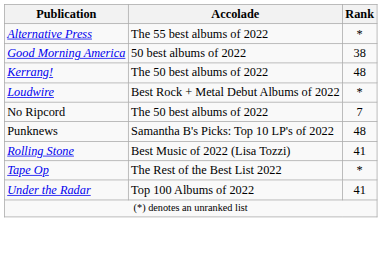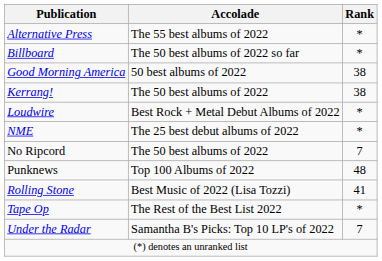+ row: (31, 53)
(360, 72) 48 -> (360, 92) 38
+ row: (20, 131)
(233, 131) Samantha B's Picks: Top 10 LP's of 2022 -> (193, 170) Top 100 Albums of 2022
(193, 190) Top 100 Albums of 2022 -> (233, 229) Samantha B's Picks: Top 10 LP's of 2022
(360, 190) 41 -> (360, 229) 7
